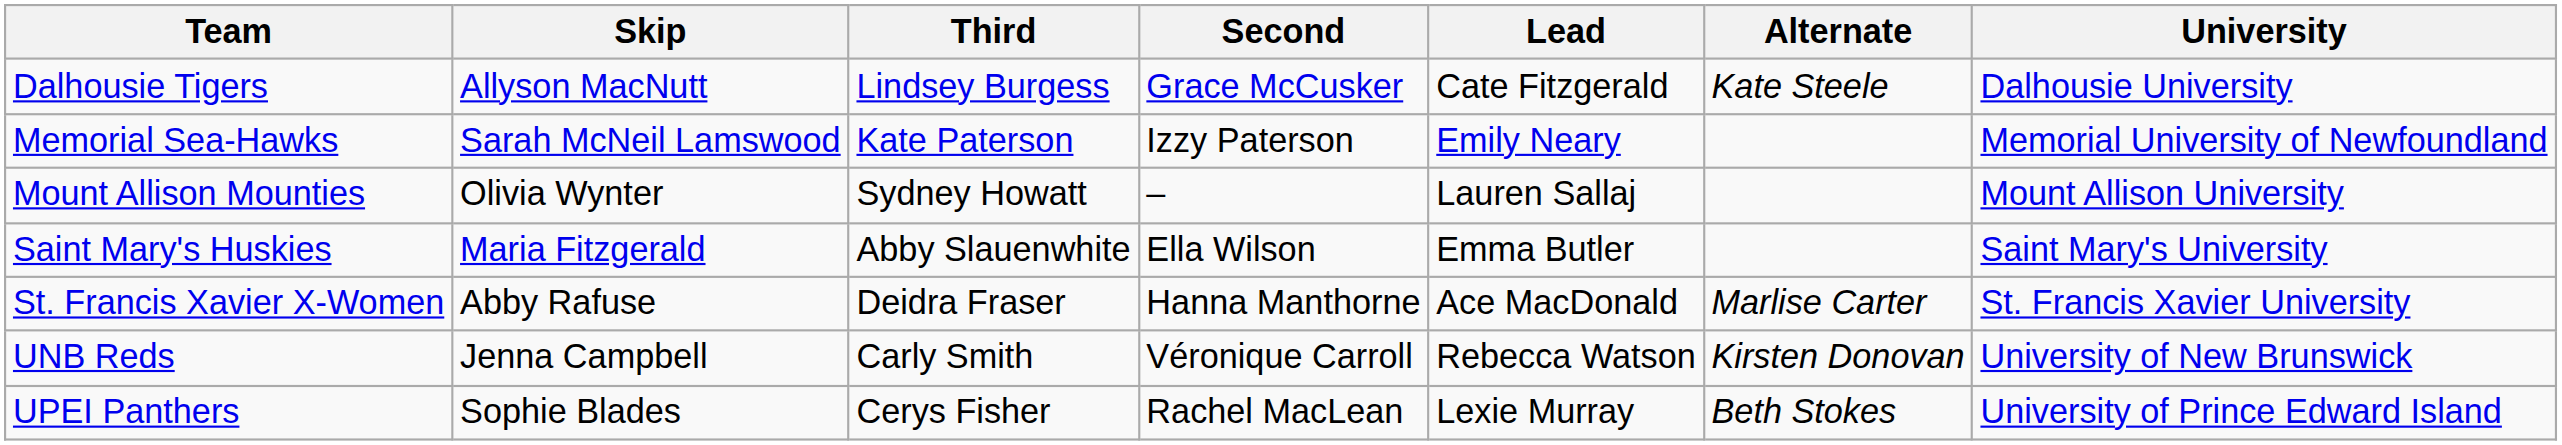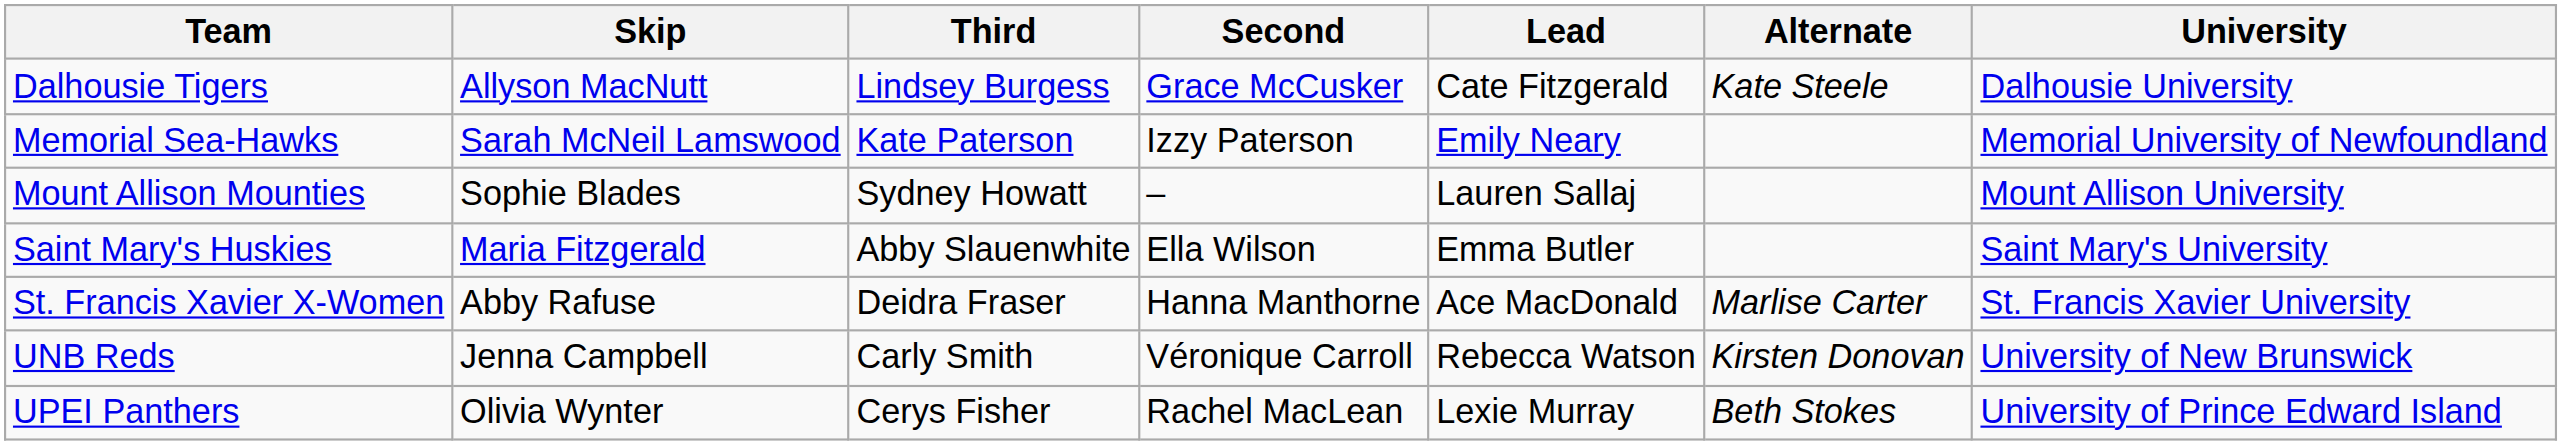(562, 194) Olivia Wynter -> (570, 194) Sophie Blades
(570, 411) Sophie Blades -> (562, 411) Olivia Wynter
